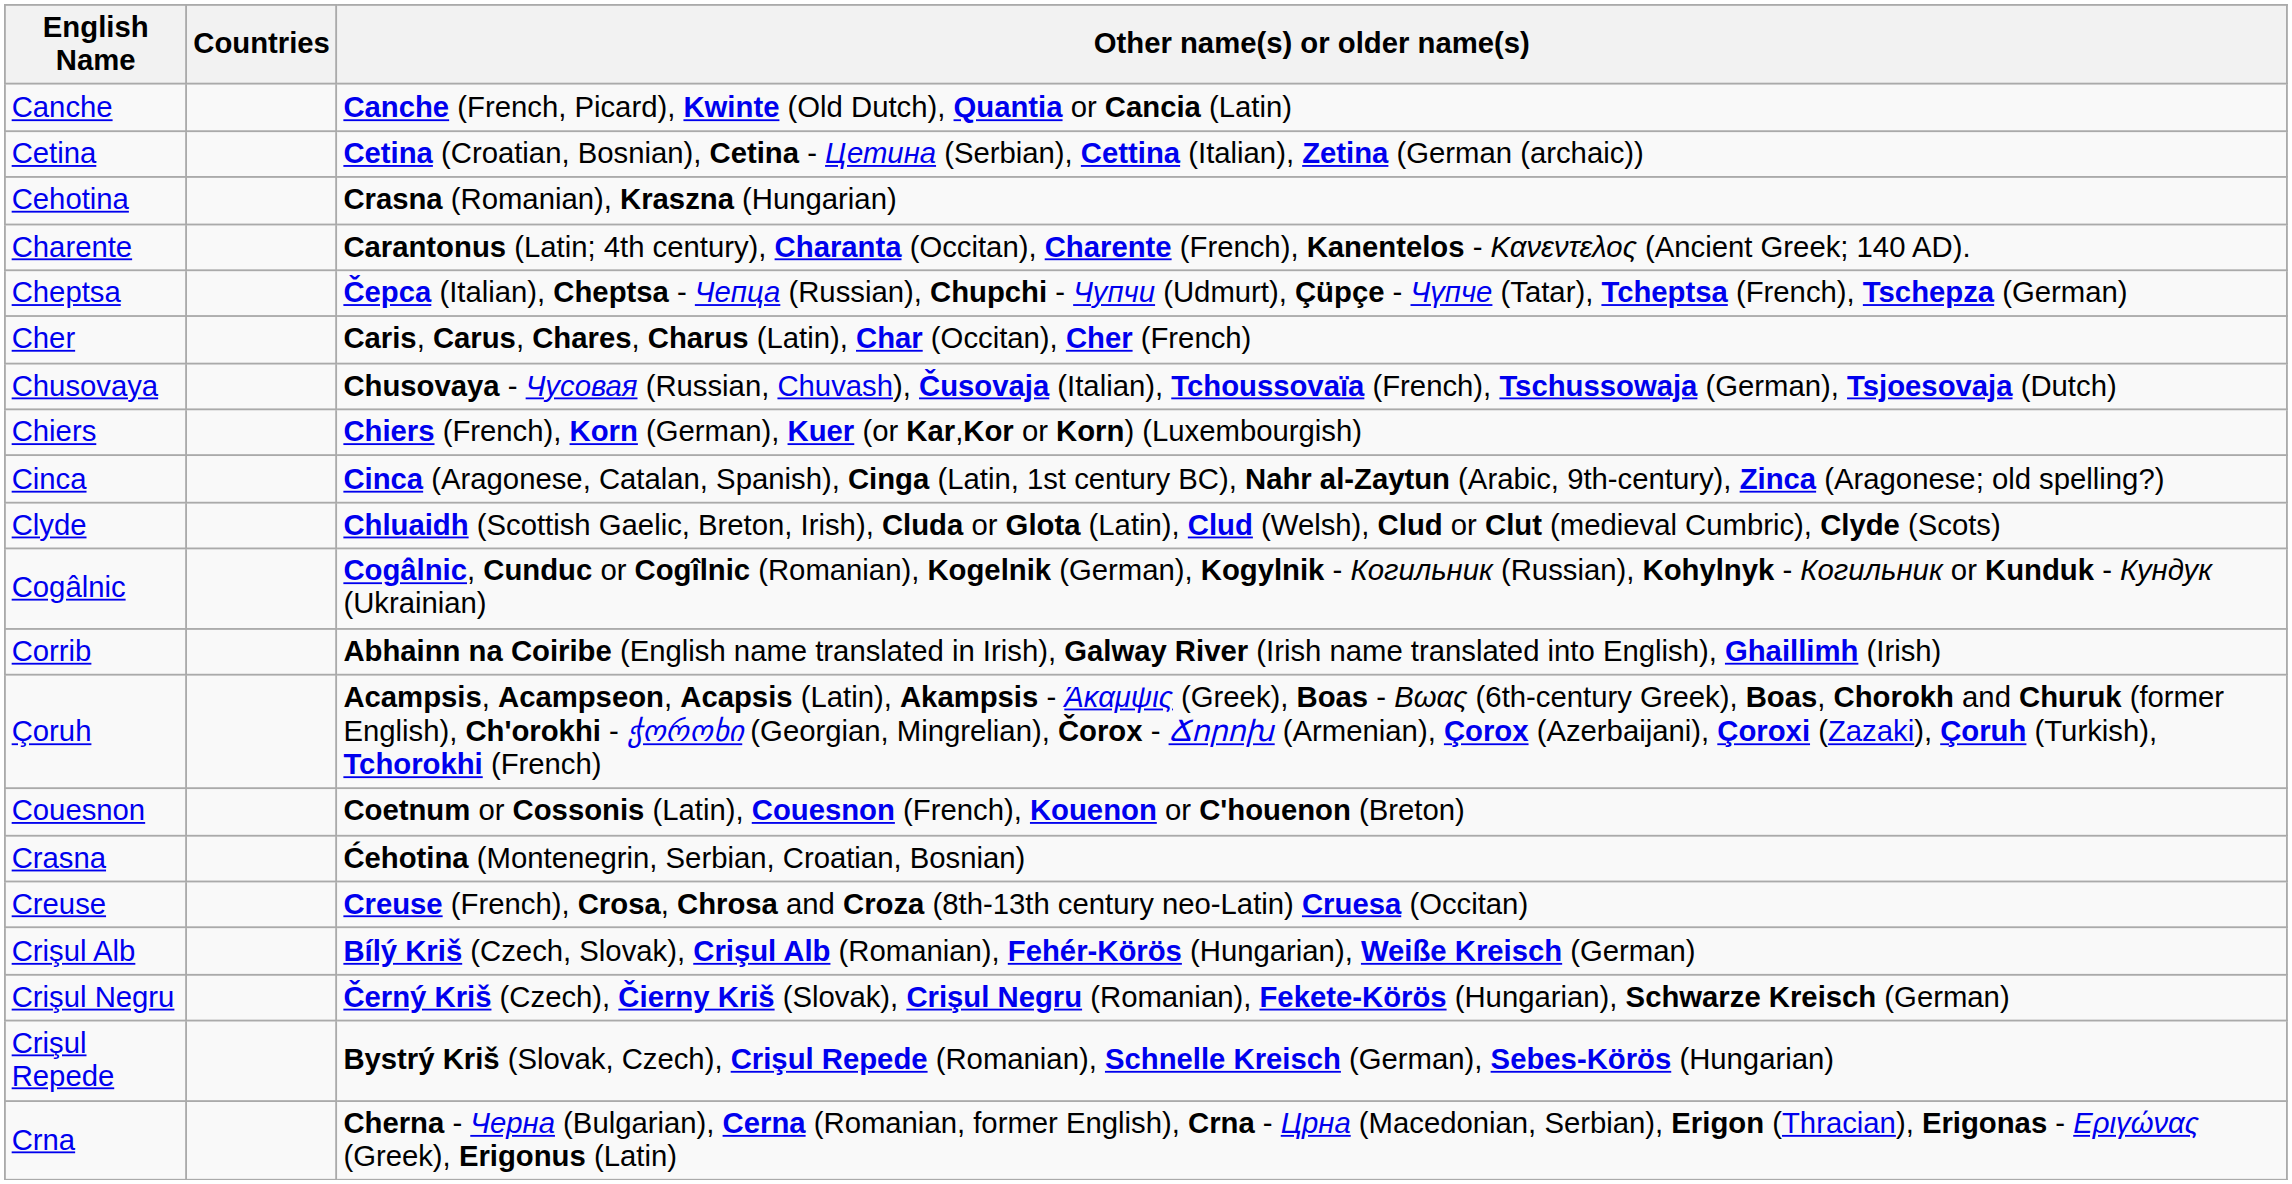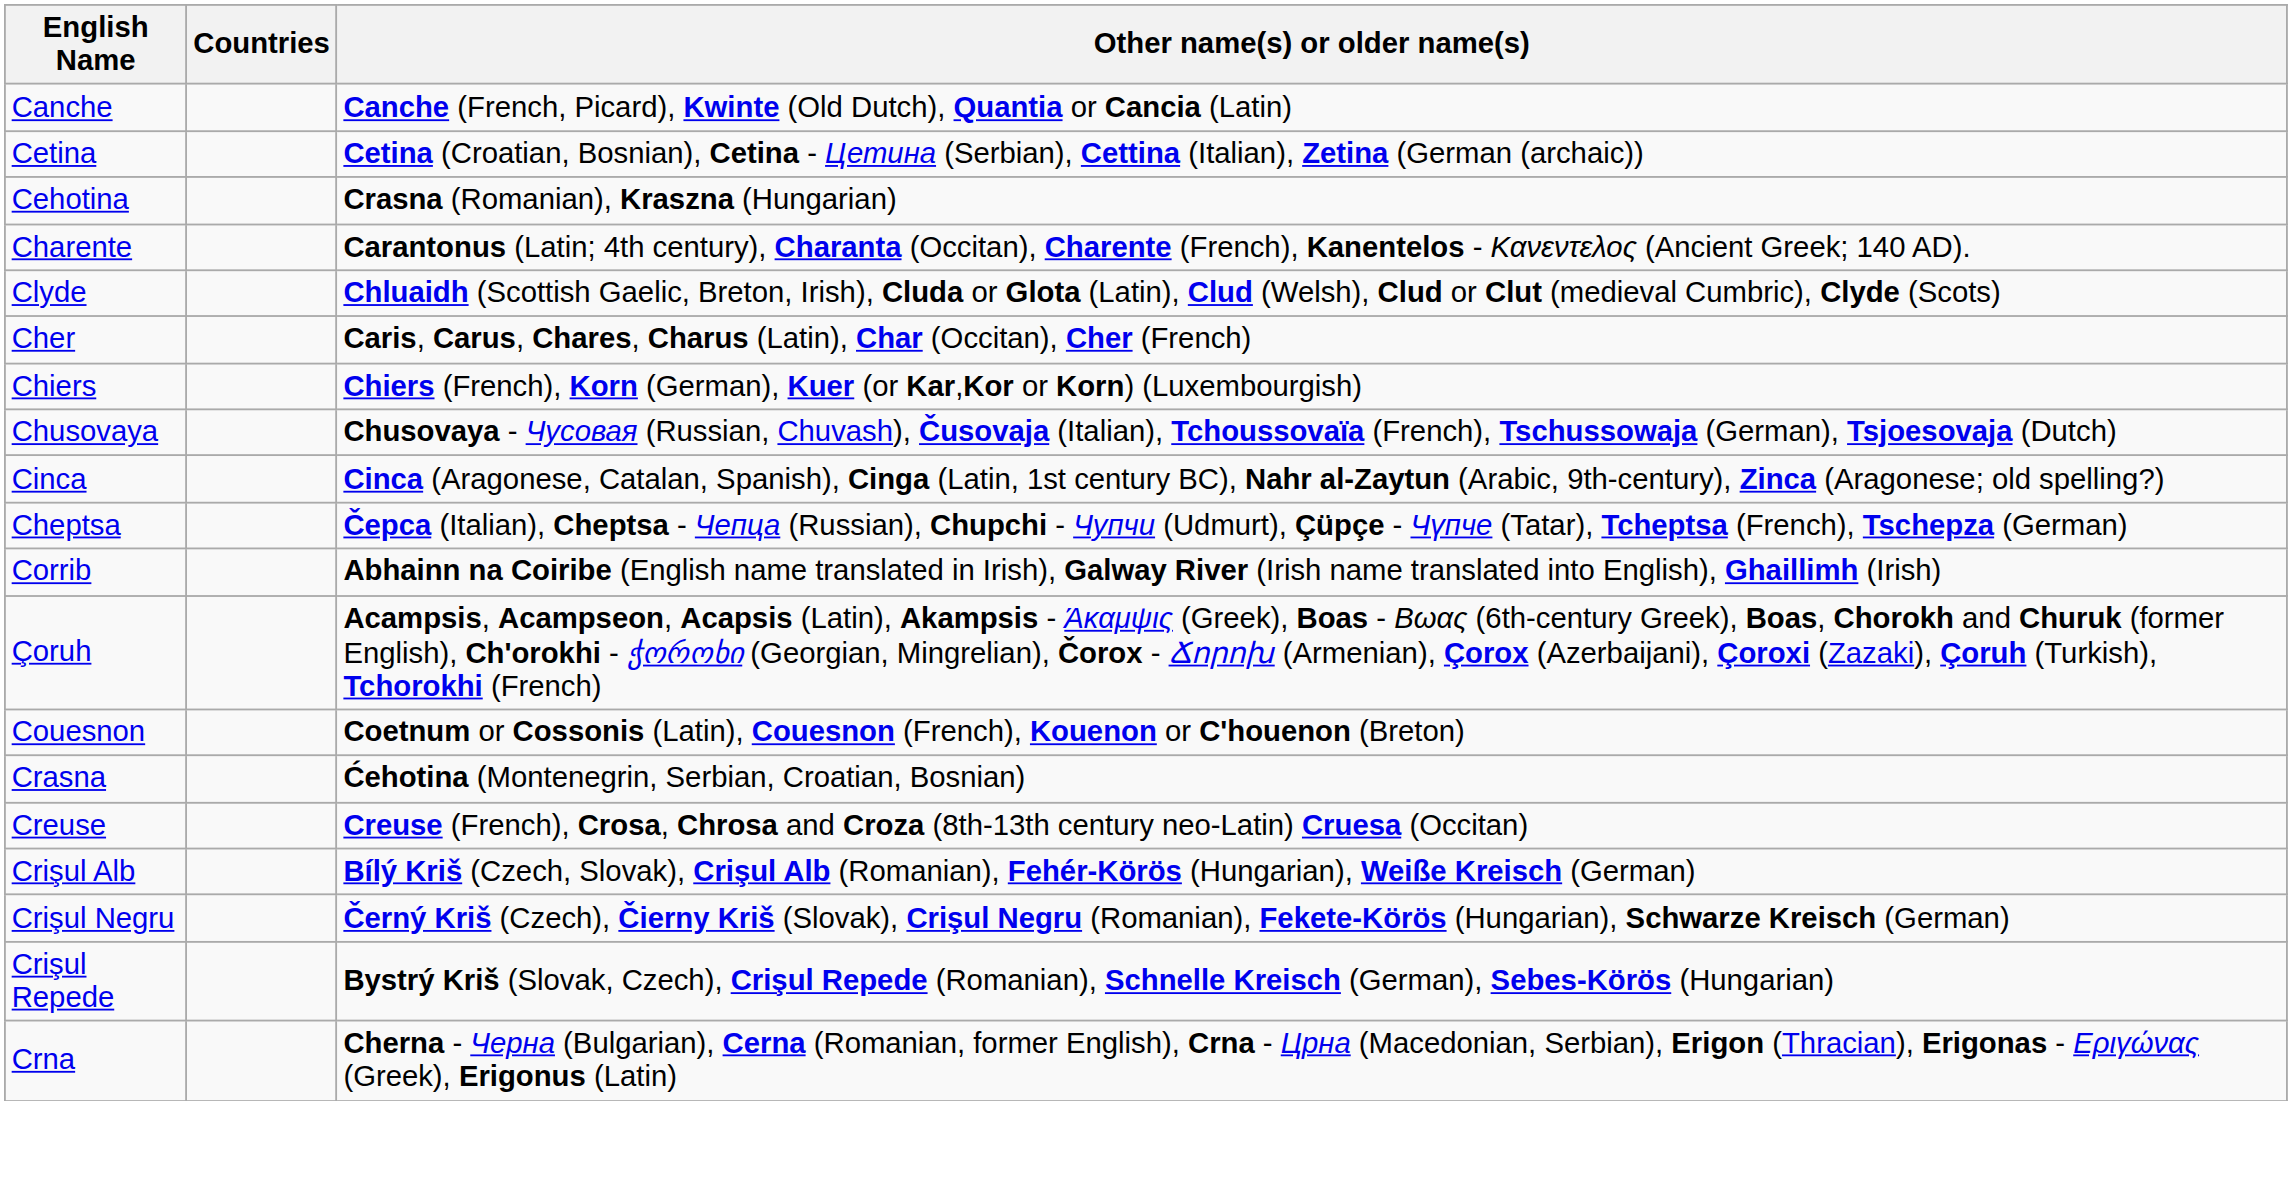rows swapped: (66, 292) <-> (49, 525)
rows swapped: (54, 432) <-> (85, 385)
- row: (69, 587)
